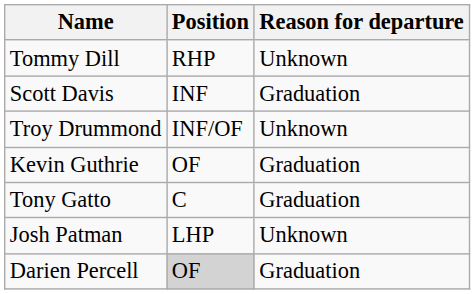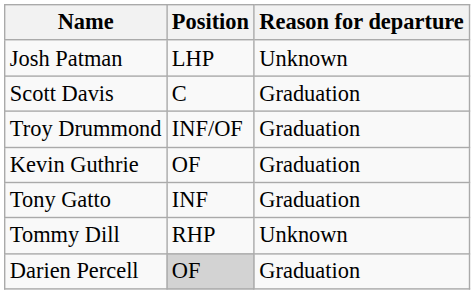rows swapped: (65, 57) <-> (66, 235)
(190, 93) INF -> (179, 93) C
(304, 128) Unknown -> (310, 128) Graduation
(179, 199) C -> (190, 199) INF
